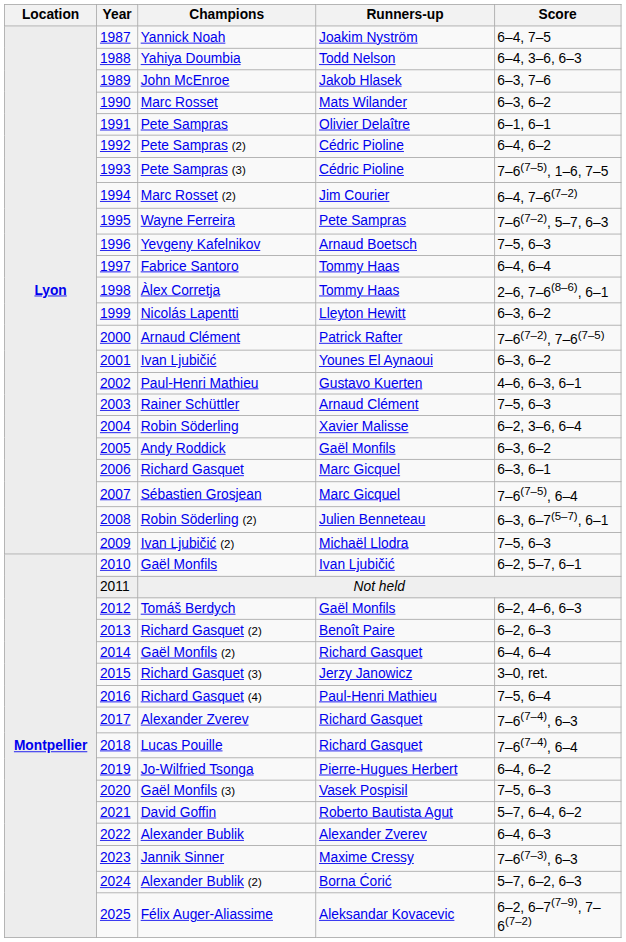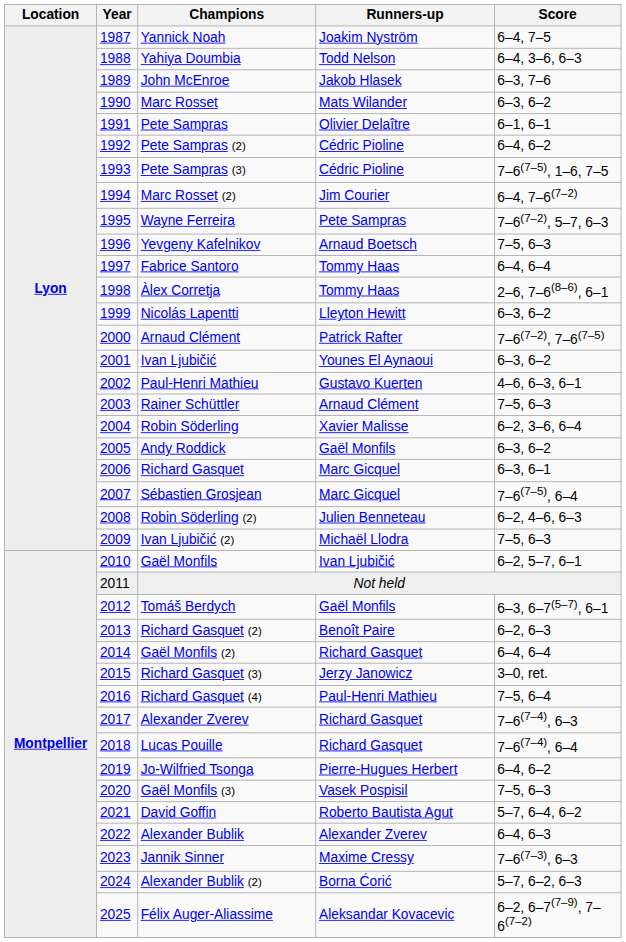(553, 519) 6–3, 6–7(5–7), 6–1 -> (539, 517) 6–2, 4–6, 6–3
(539, 608) 6–2, 4–6, 6–3 -> (553, 606) 6–3, 6–7(5–7), 6–1
